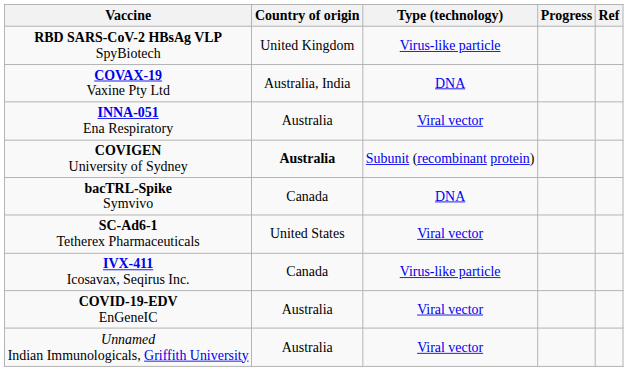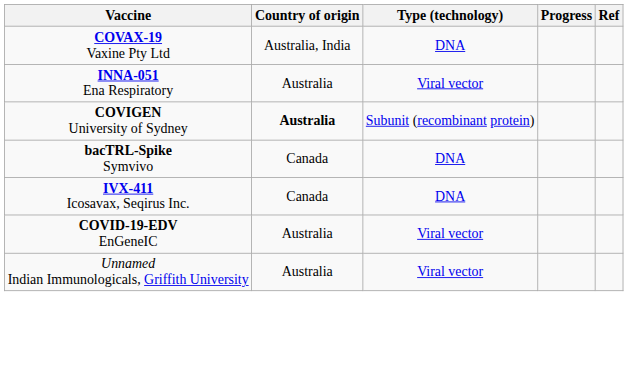- row: (128, 45)
- row: (128, 234)
(450, 271) Virus-like particle -> (450, 196) DNA
